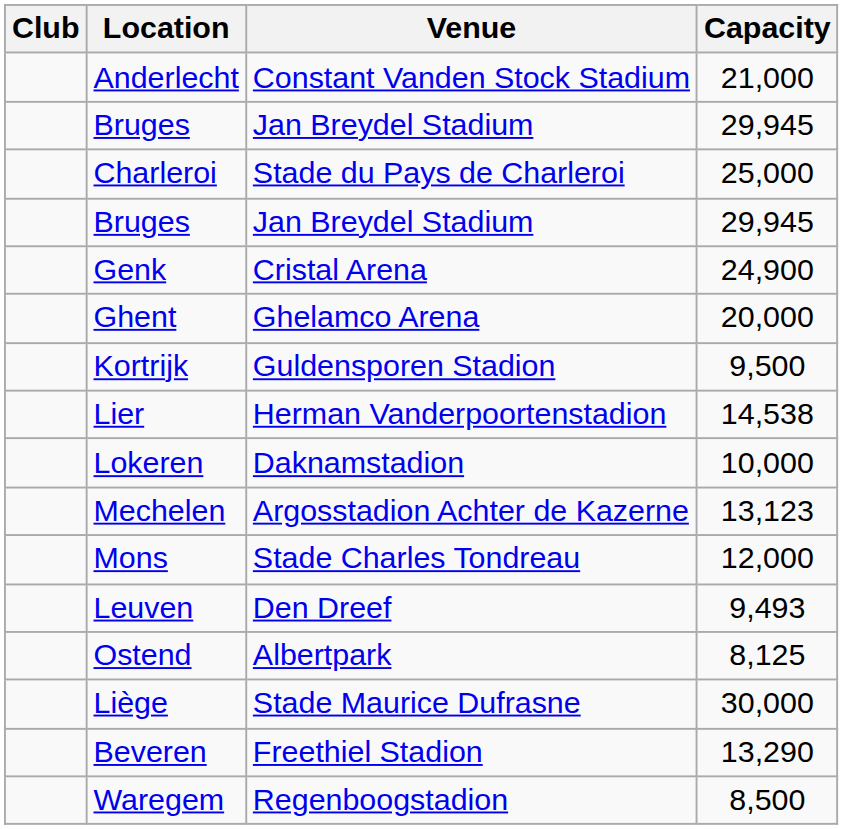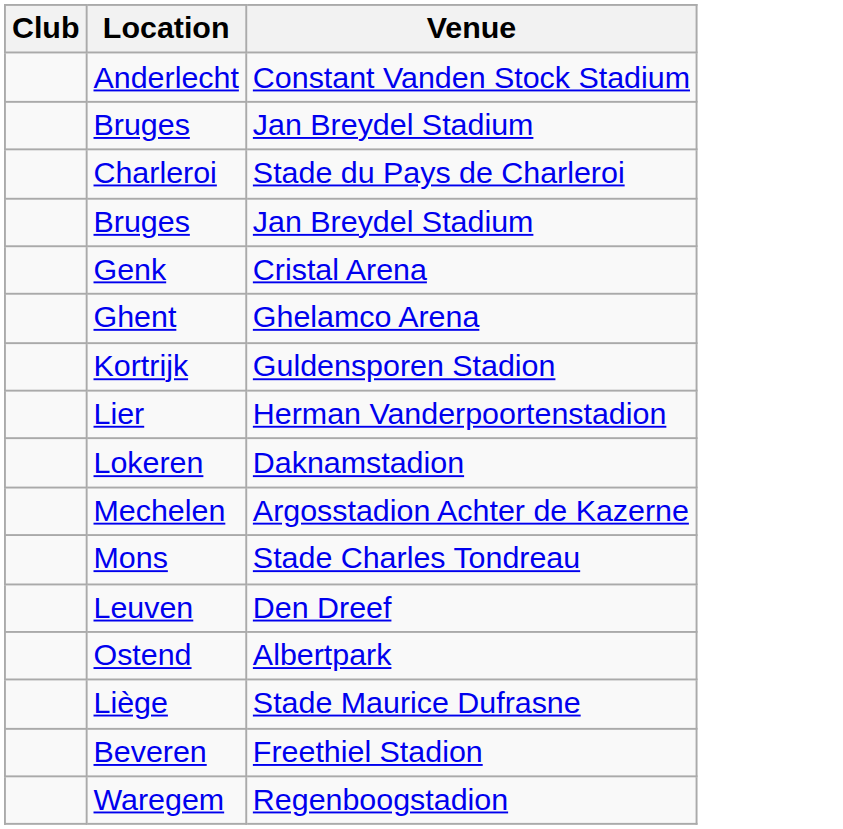- column: (767, 28)
